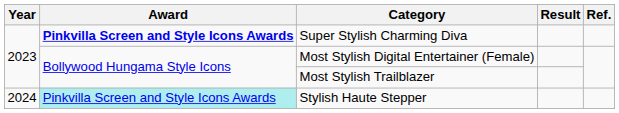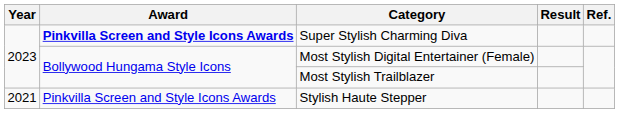(22, 98) 2024 -> (22, 98) 2021
(159, 98) paleturquoise background -> (159, 98) no background
